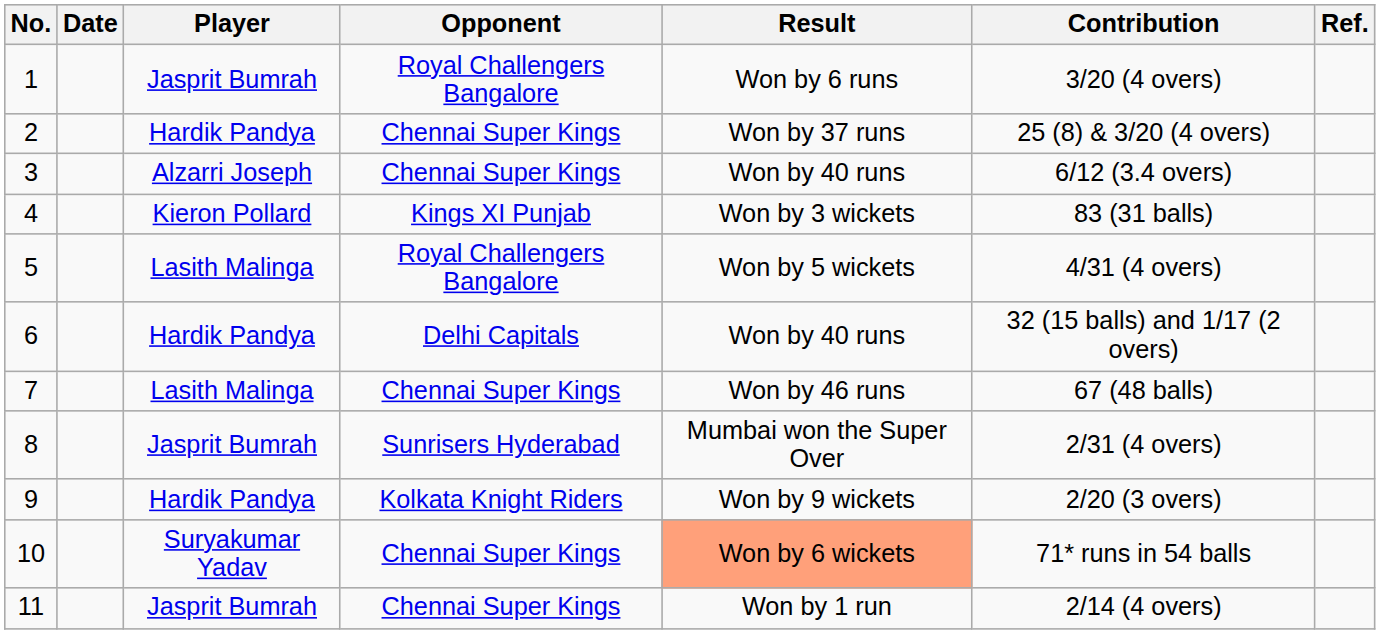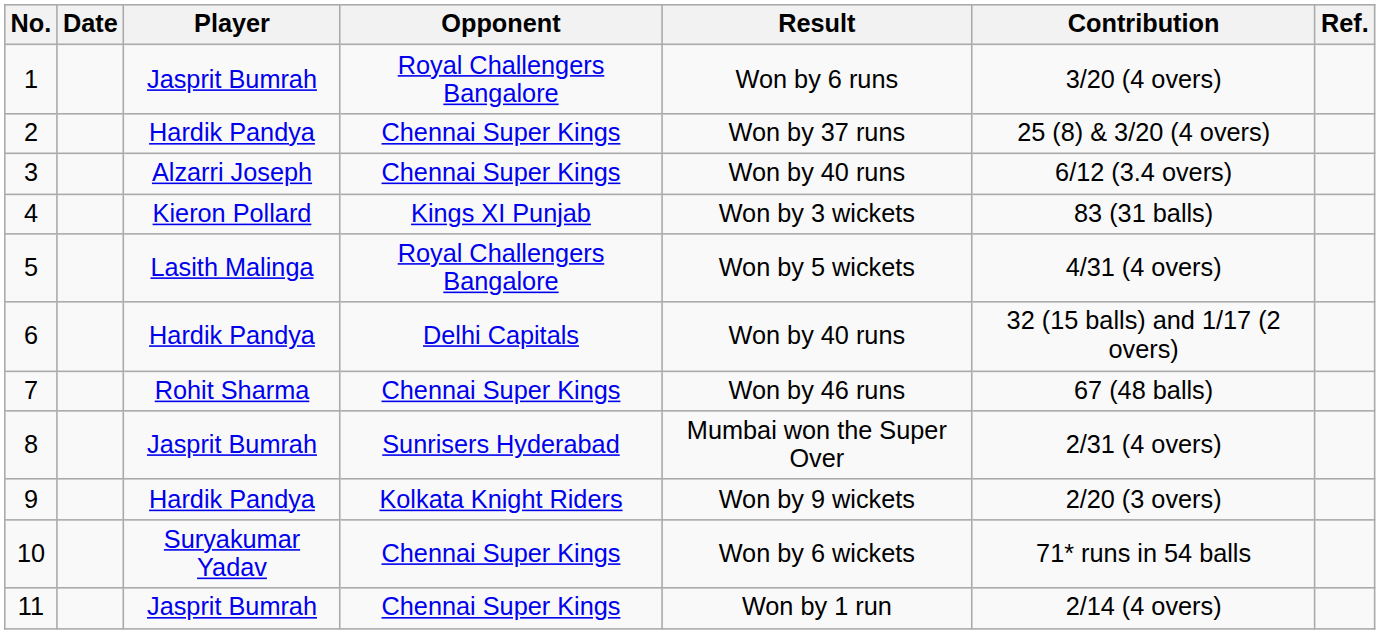(232, 390) Lasith Malinga -> (232, 390) Rohit Sharma
(817, 553) lightsalmon background -> (817, 553) no background
